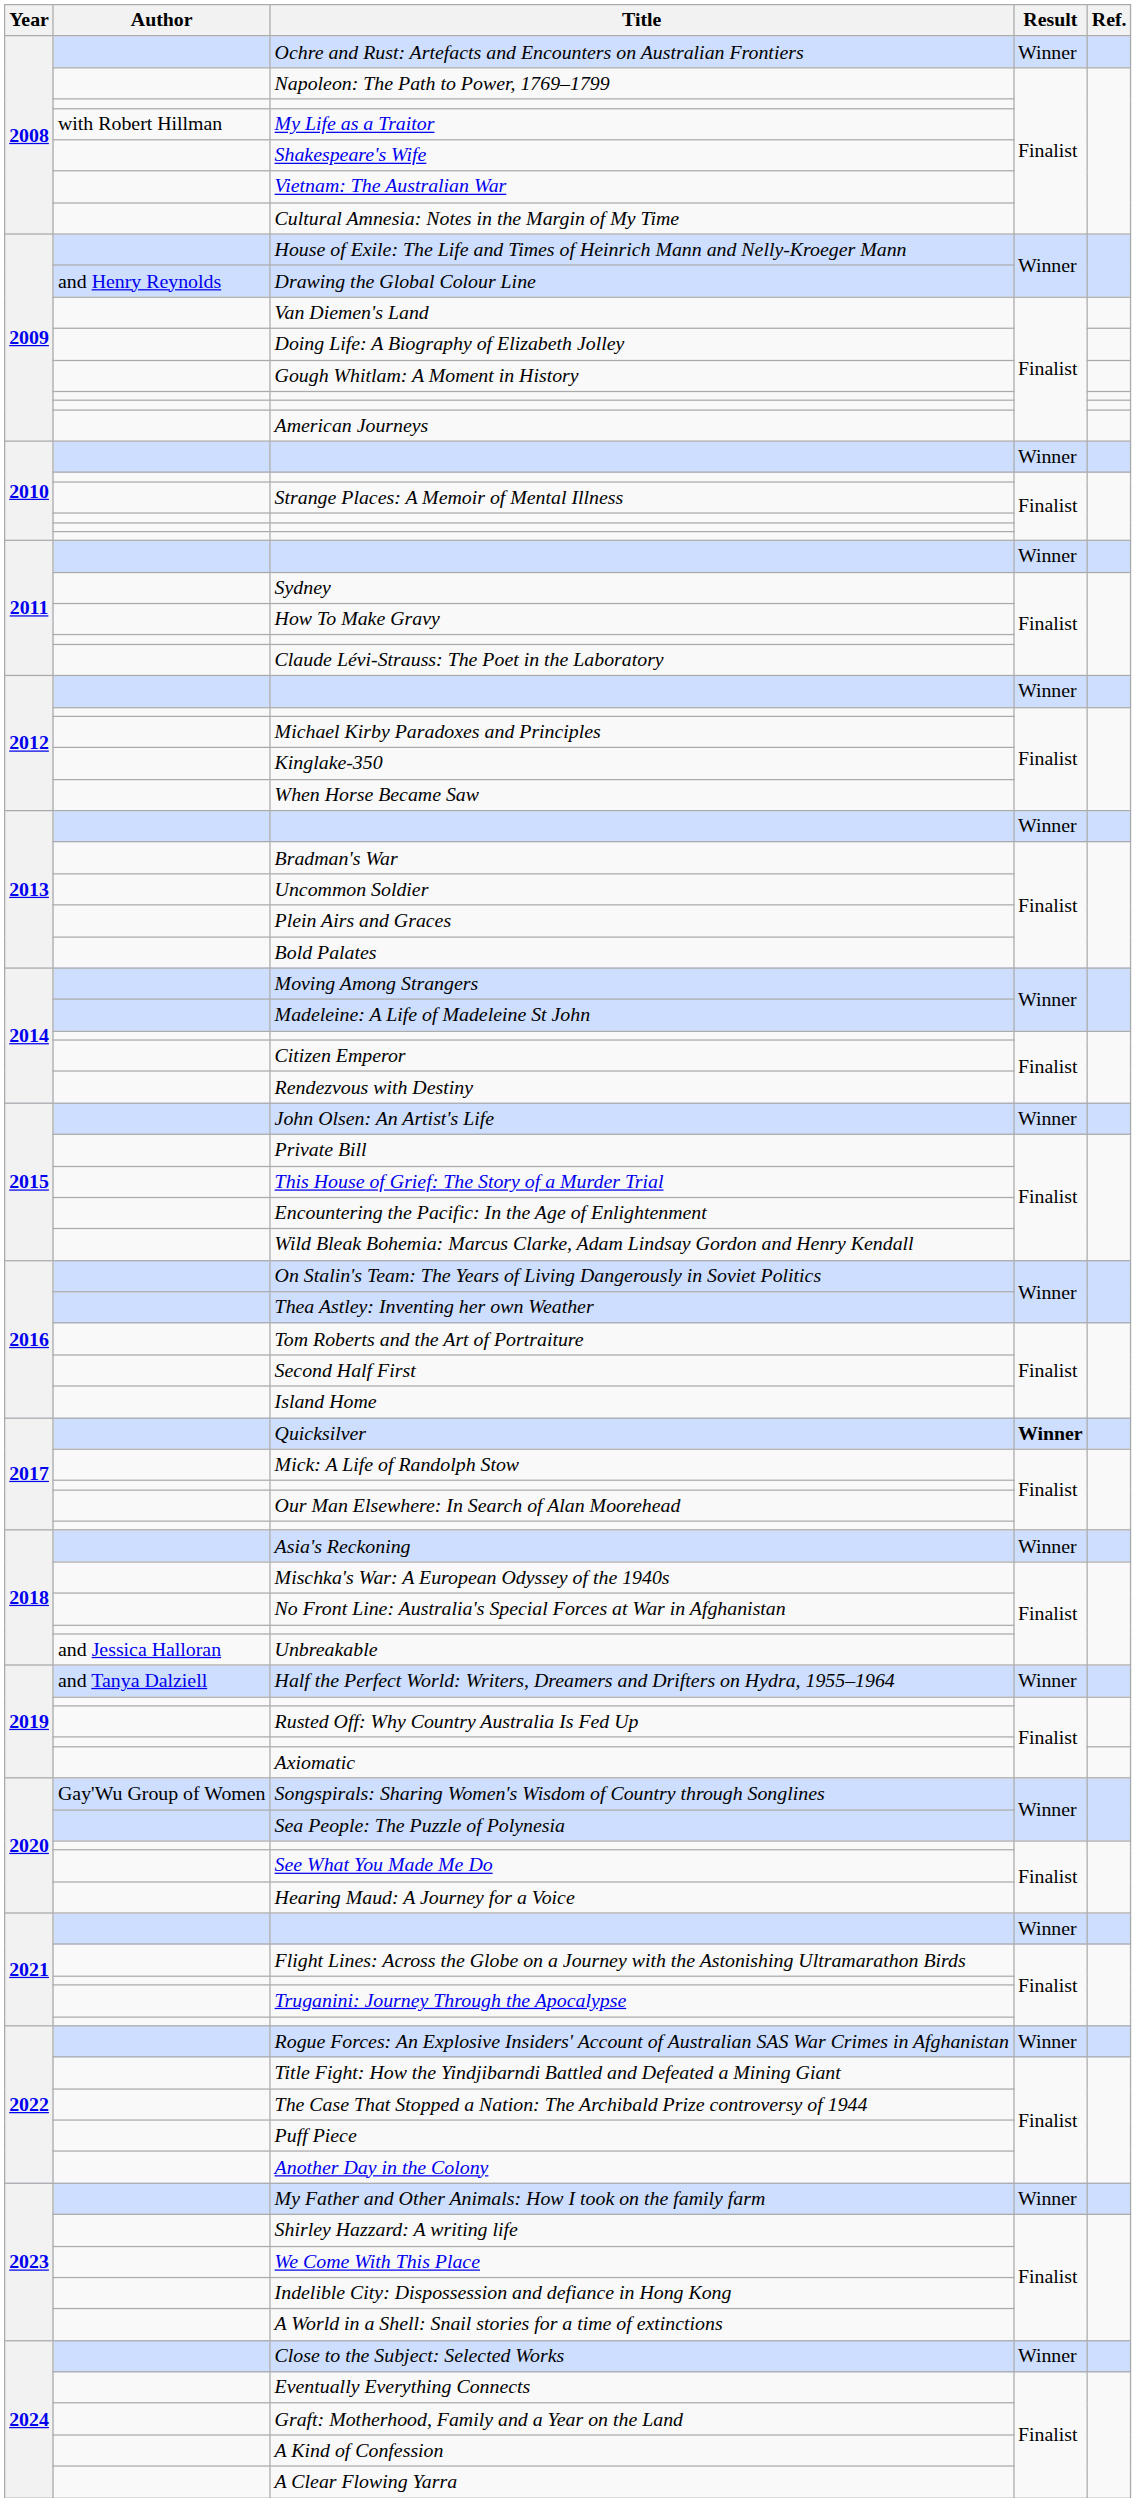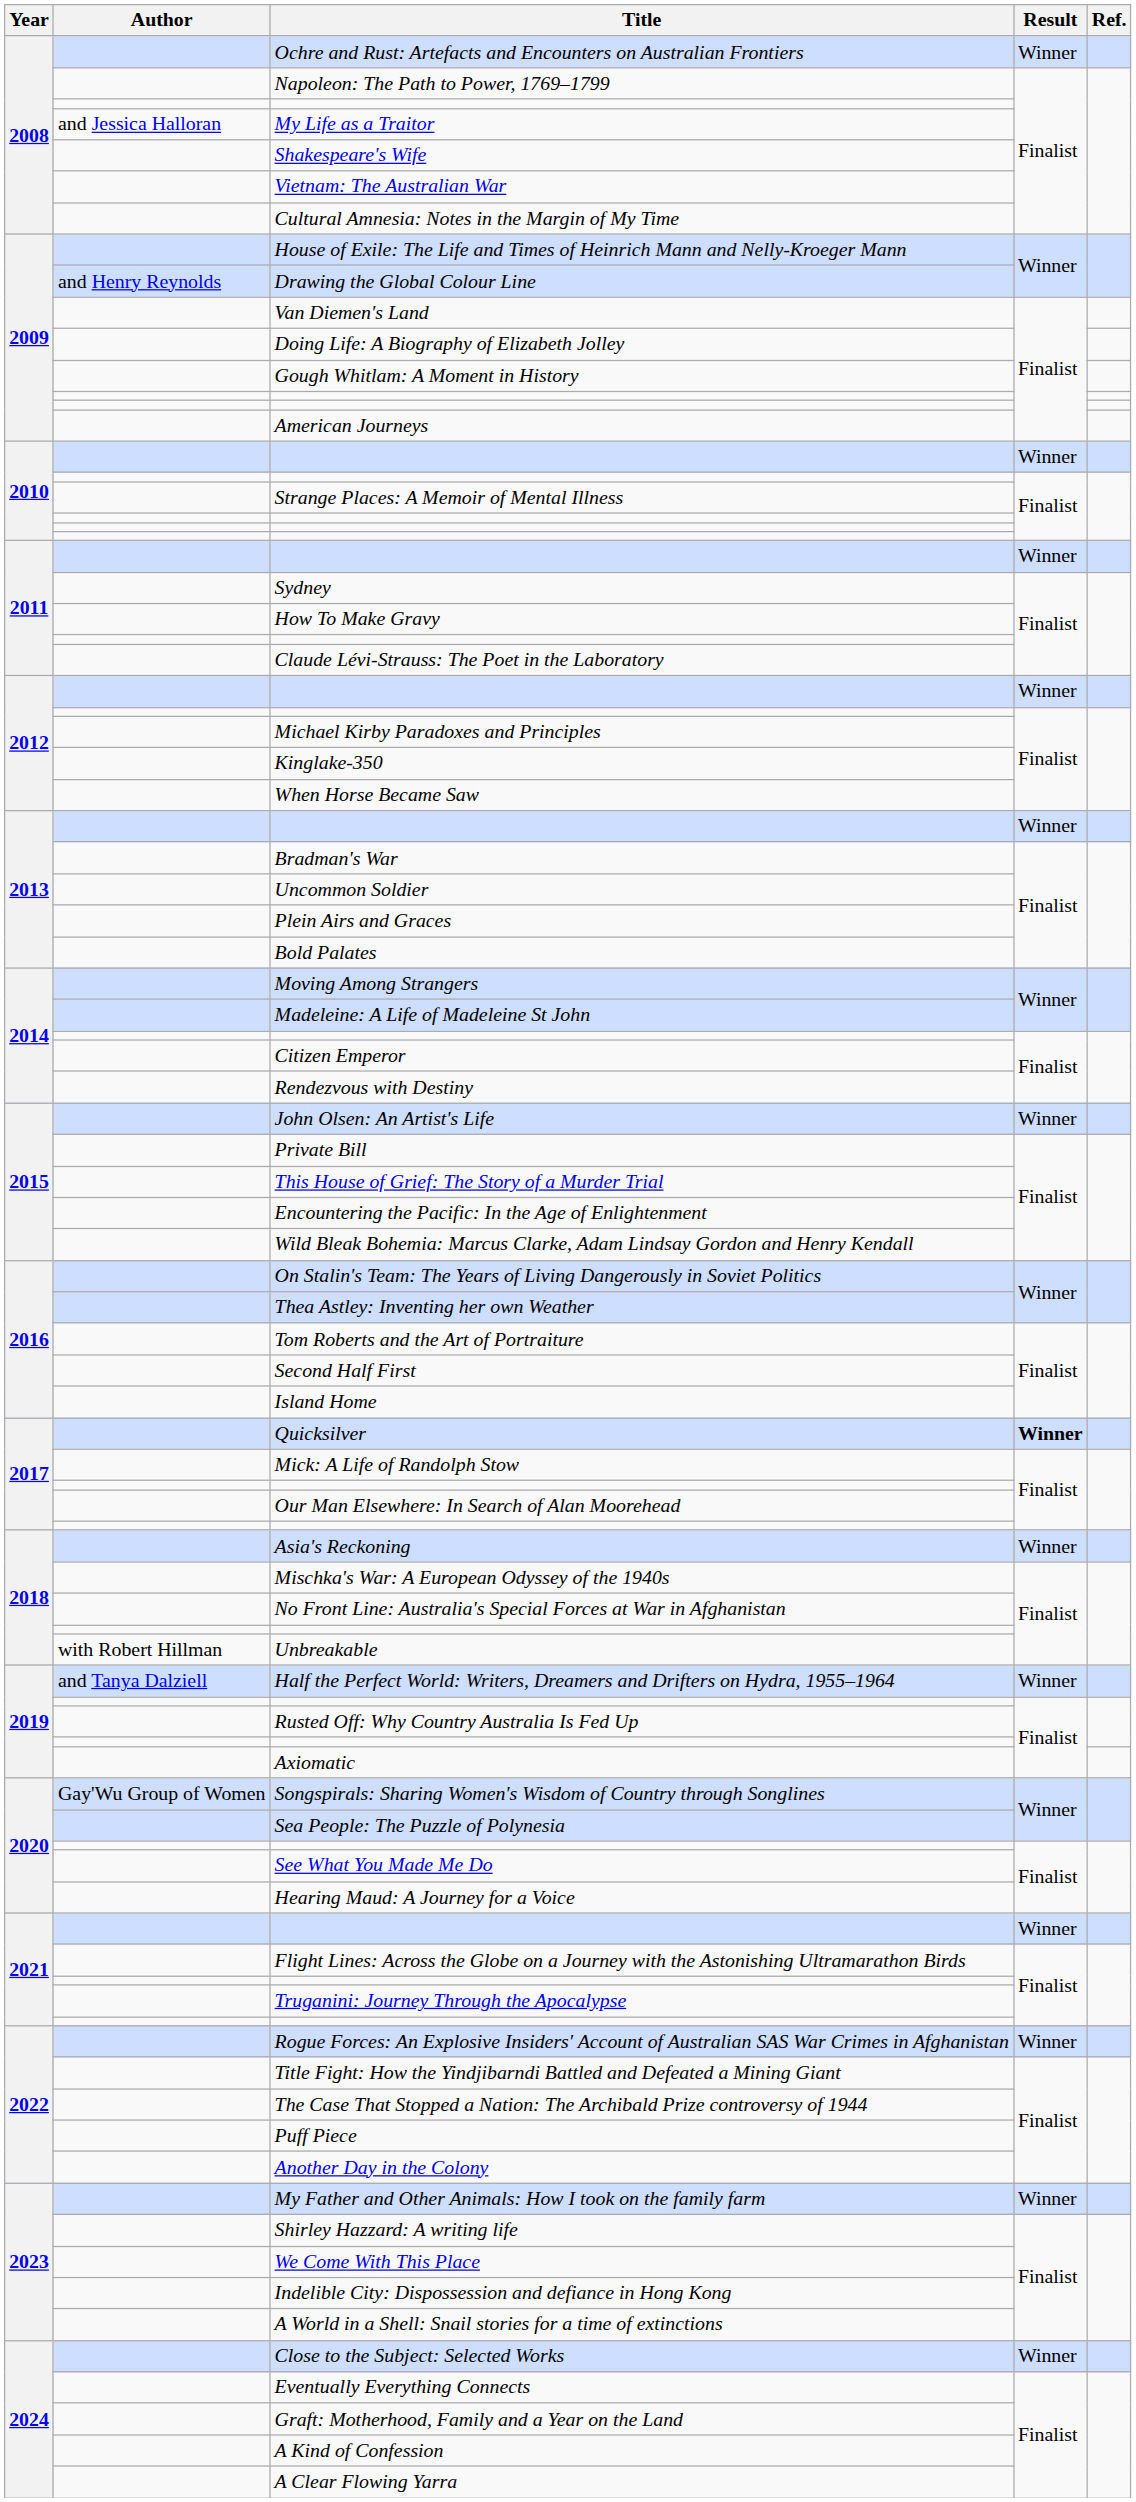(140, 123) with Robert Hillman -> (140, 123) and Jessica Halloran
(140, 1649) and Jessica Halloran -> (140, 1649) with Robert Hillman
